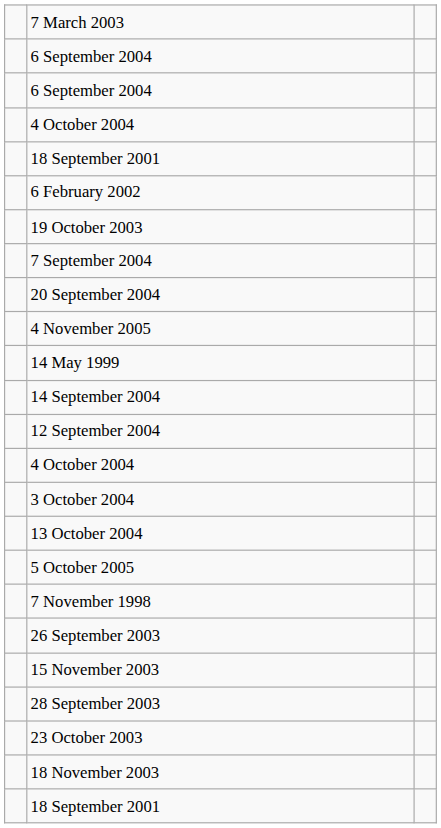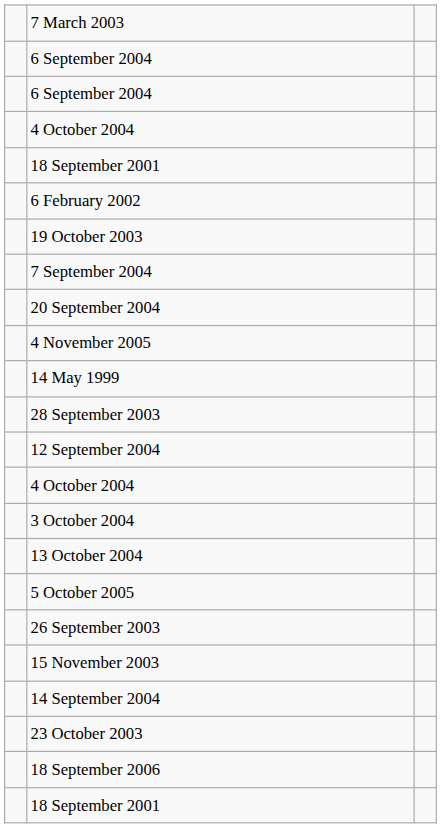rows swapped: (16, 704) <-> (16, 397)
- row: (16, 602)
- row: (16, 772)
+ row: (16, 770)
